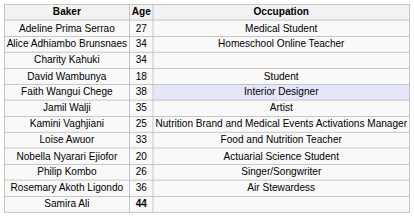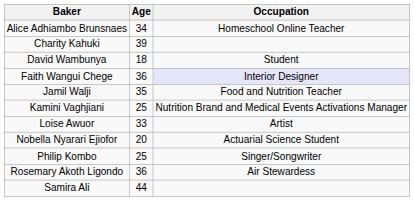- row: (67, 28)
(141, 60) 34 -> (141, 44) 39
(141, 92) 38 -> (141, 76) 36
(281, 108) Artist -> (281, 92) Food and Nutrition Teacher
(281, 140) Food and Nutrition Teacher -> (281, 124) Artist
(141, 172) 26 -> (141, 156) 25
(141, 204) bold -> (141, 188) normal
